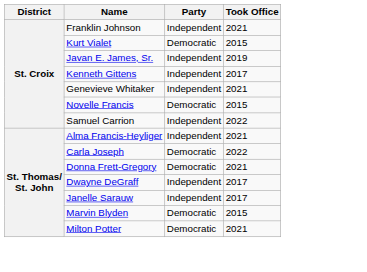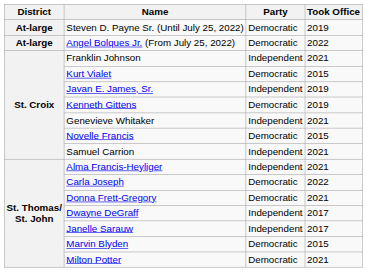+ row: (155, 27)
+ row: (151, 43)
(194, 74) Independent -> (273, 105) Democratic
(237, 74) 2017 -> (318, 105) 2019
(237, 120) 2022 -> (318, 151) 2021
